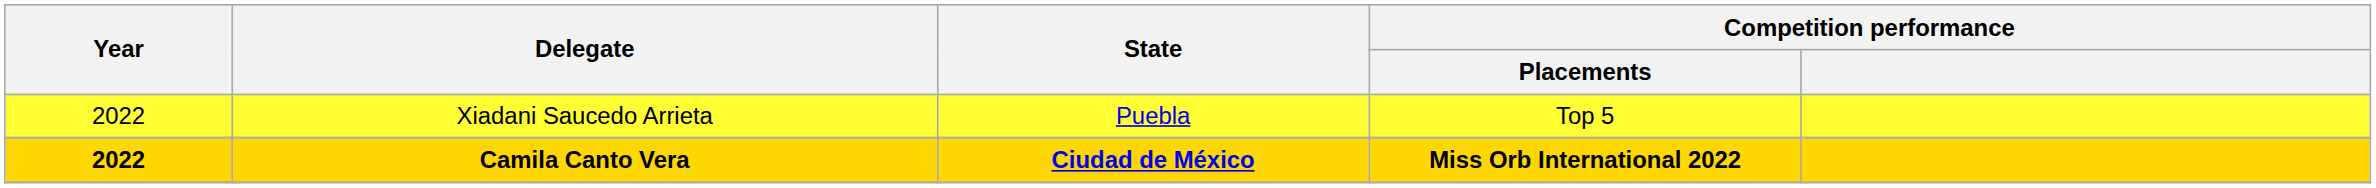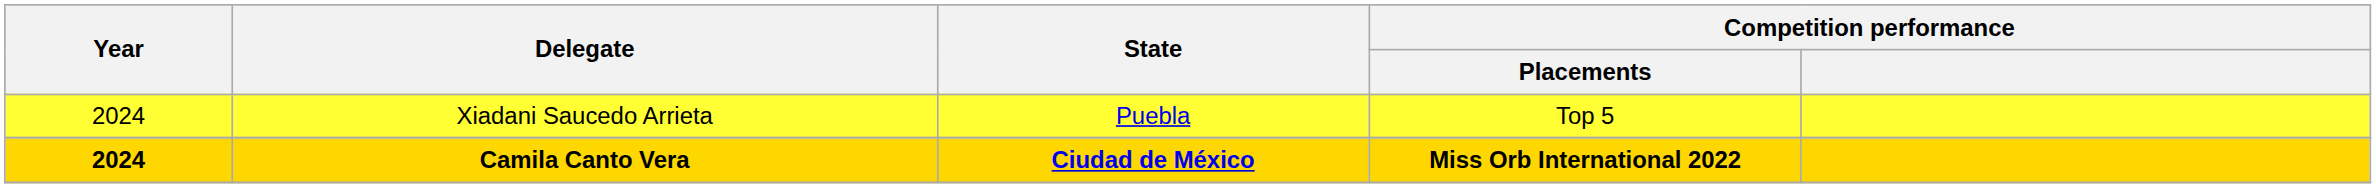(119, 116) 2022 -> (119, 116) 2024
(119, 161) 2022 -> (119, 161) 2024
